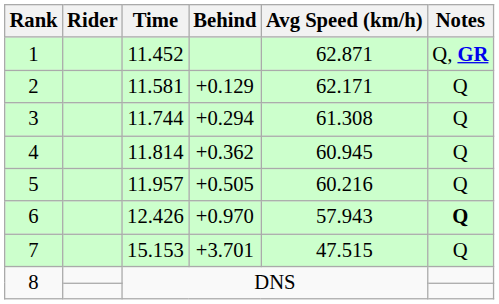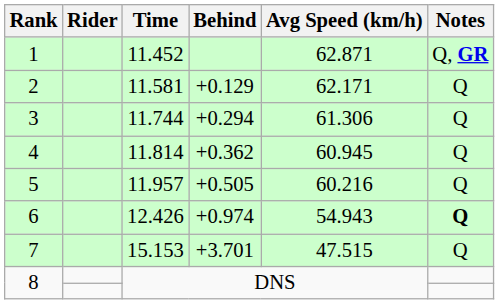(344, 119) 61.308 -> (344, 119) 61.306
(225, 217) +0.970 -> (225, 217) +0.974
(344, 217) 57.943 -> (344, 217) 54.943
